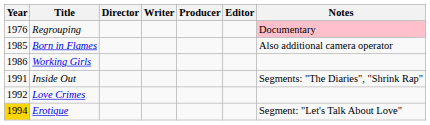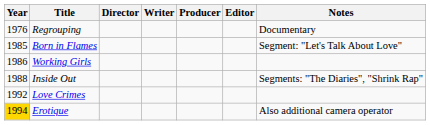(287, 29) pink background -> (287, 29) no background
(326, 45) Also additional camera operator -> (330, 45) Segment: "Let's Talk About Love"
(17, 78) 1991 -> (17, 78) 1988
(330, 111) Segment: "Let's Talk About Love" -> (326, 111) Also additional camera operator
